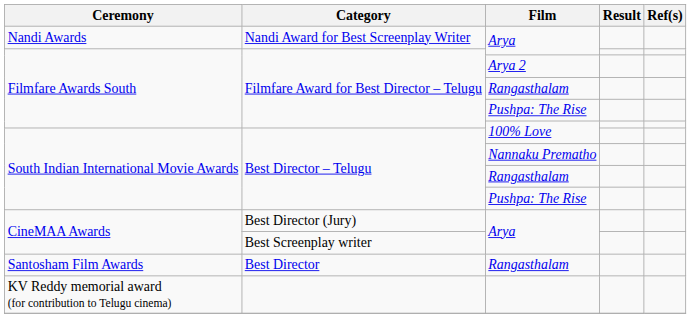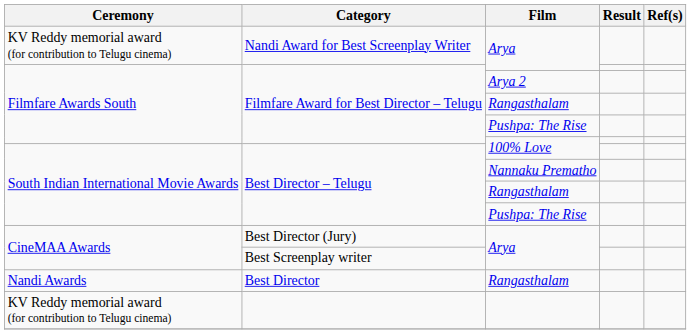(47, 37) Nandi Awards -> (90, 45) KV Reddy memorial award (for contribution to Telugu cinema)
(75, 264) Santosham Film Awards -> (47, 280) Nandi Awards
